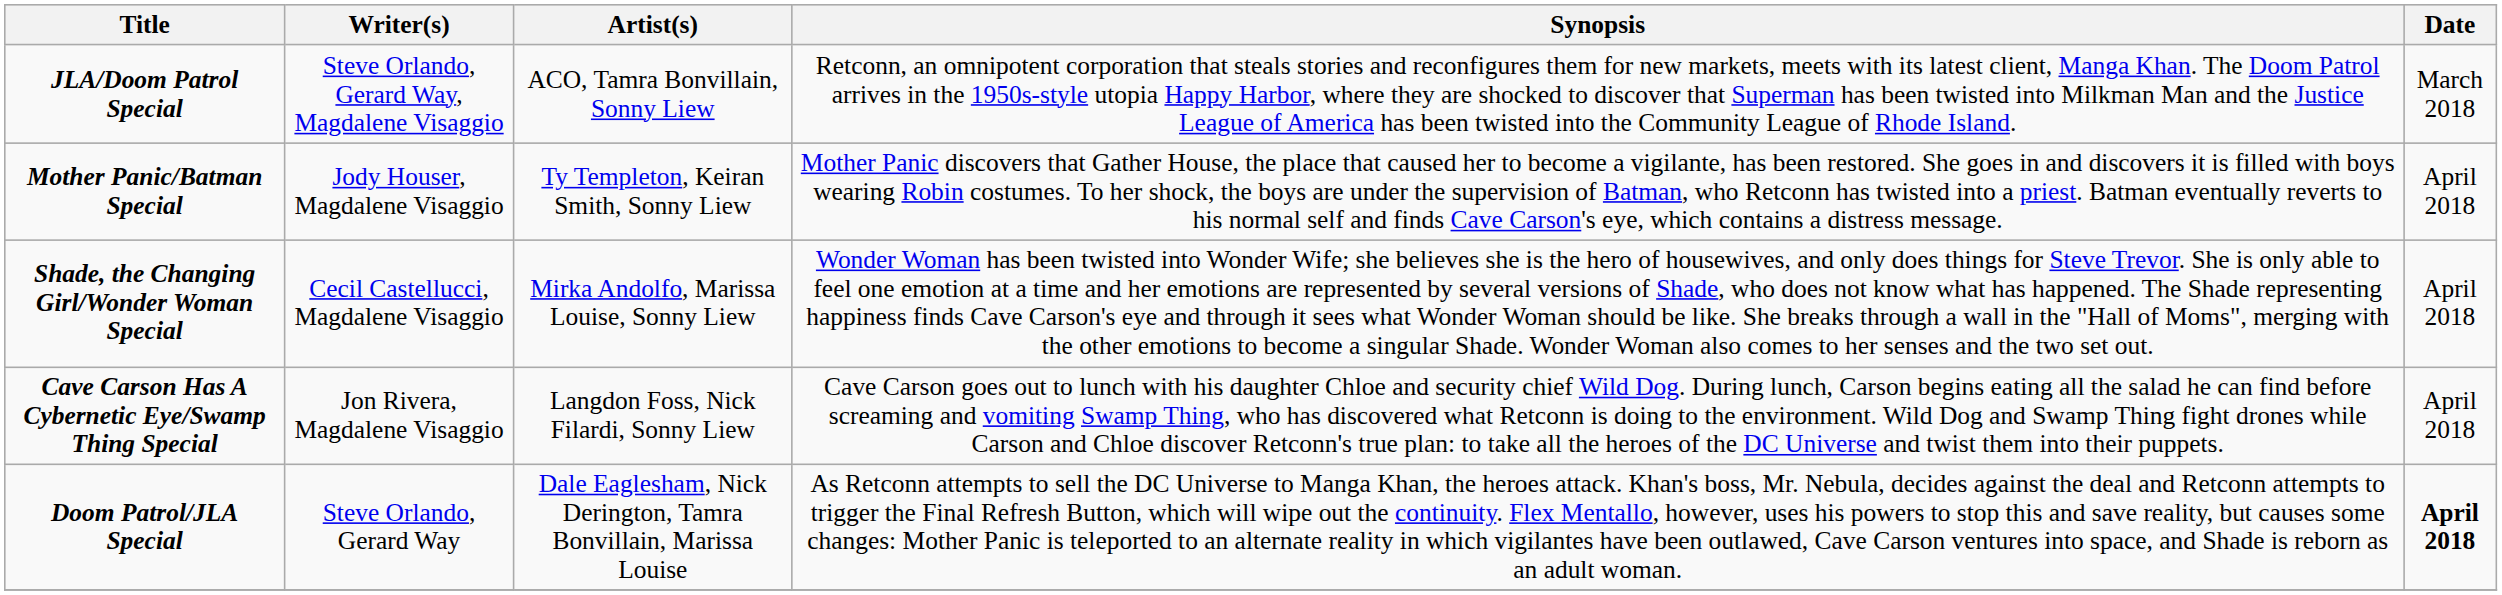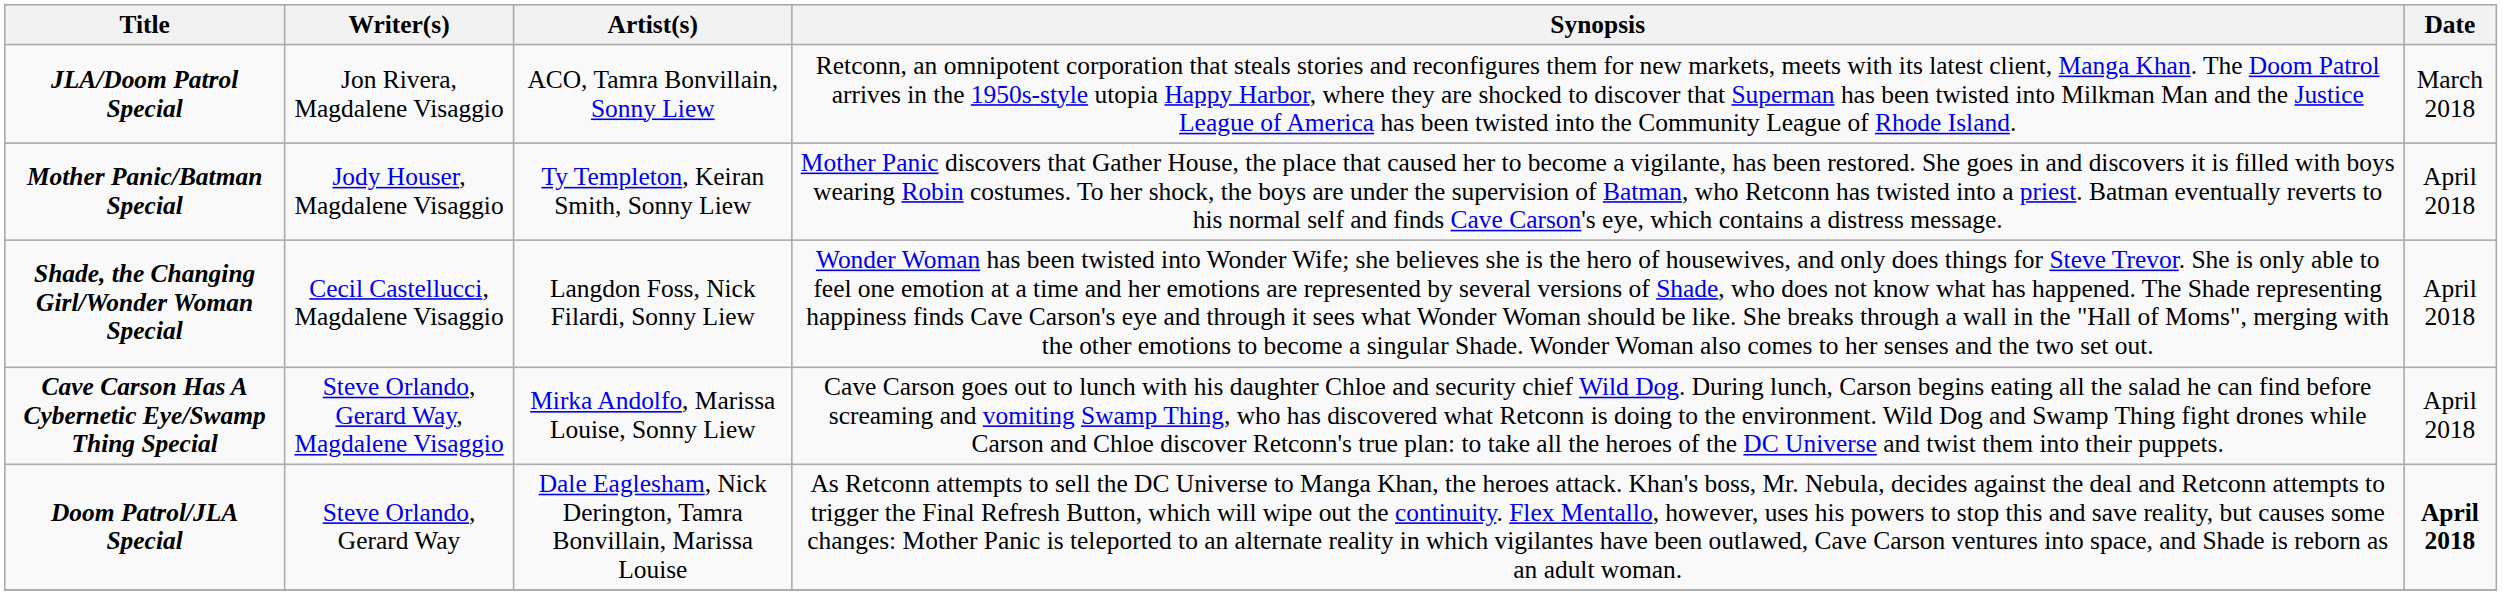(399, 93) Steve Orlando, Gerard Way, Magdalene Visaggio -> (399, 93) Jon Rivera, Magdalene Visaggio
(653, 303) Mirka Andolfo, Marissa Louise, Sonny Liew -> (653, 303) Langdon Foss, Nick Filardi, Sonny Liew
(399, 415) Jon Rivera, Magdalene Visaggio -> (399, 415) Steve Orlando, Gerard Way, Magdalene Visaggio
(653, 415) Langdon Foss, Nick Filardi, Sonny Liew -> (653, 415) Mirka Andolfo, Marissa Louise, Sonny Liew
